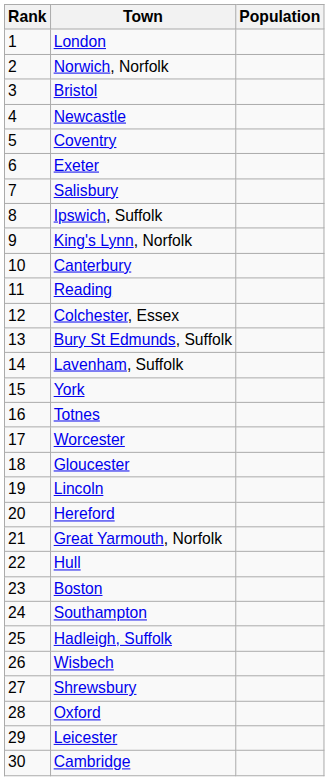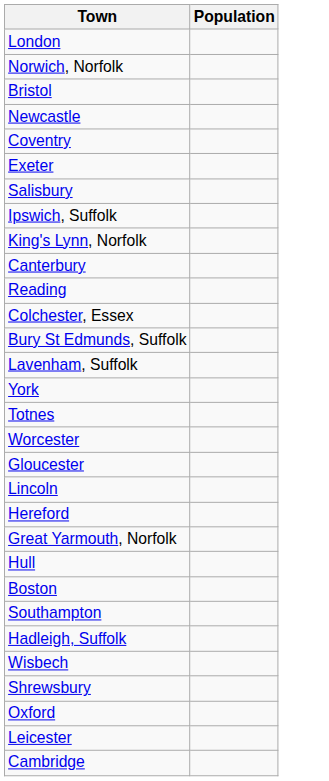- column: (27, 16)
